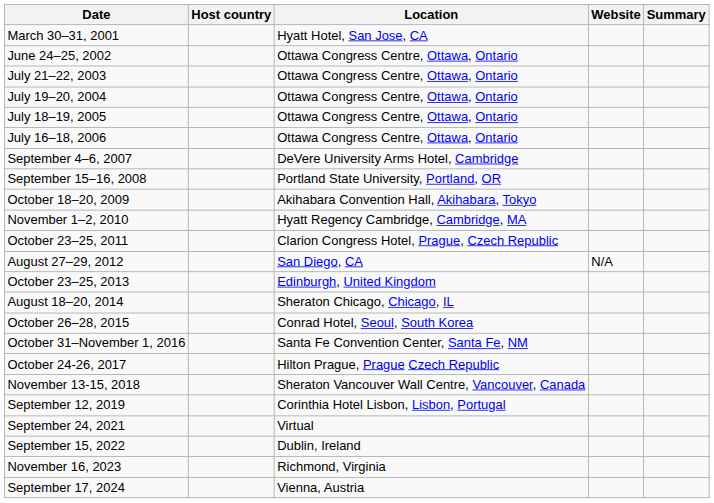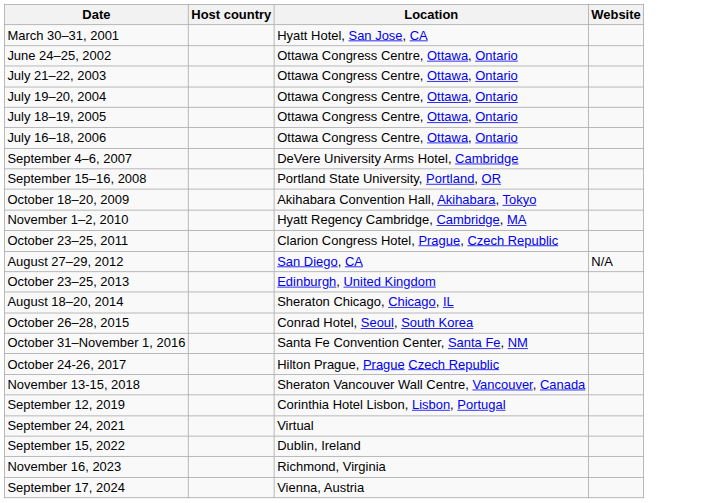- column: (676, 14)
